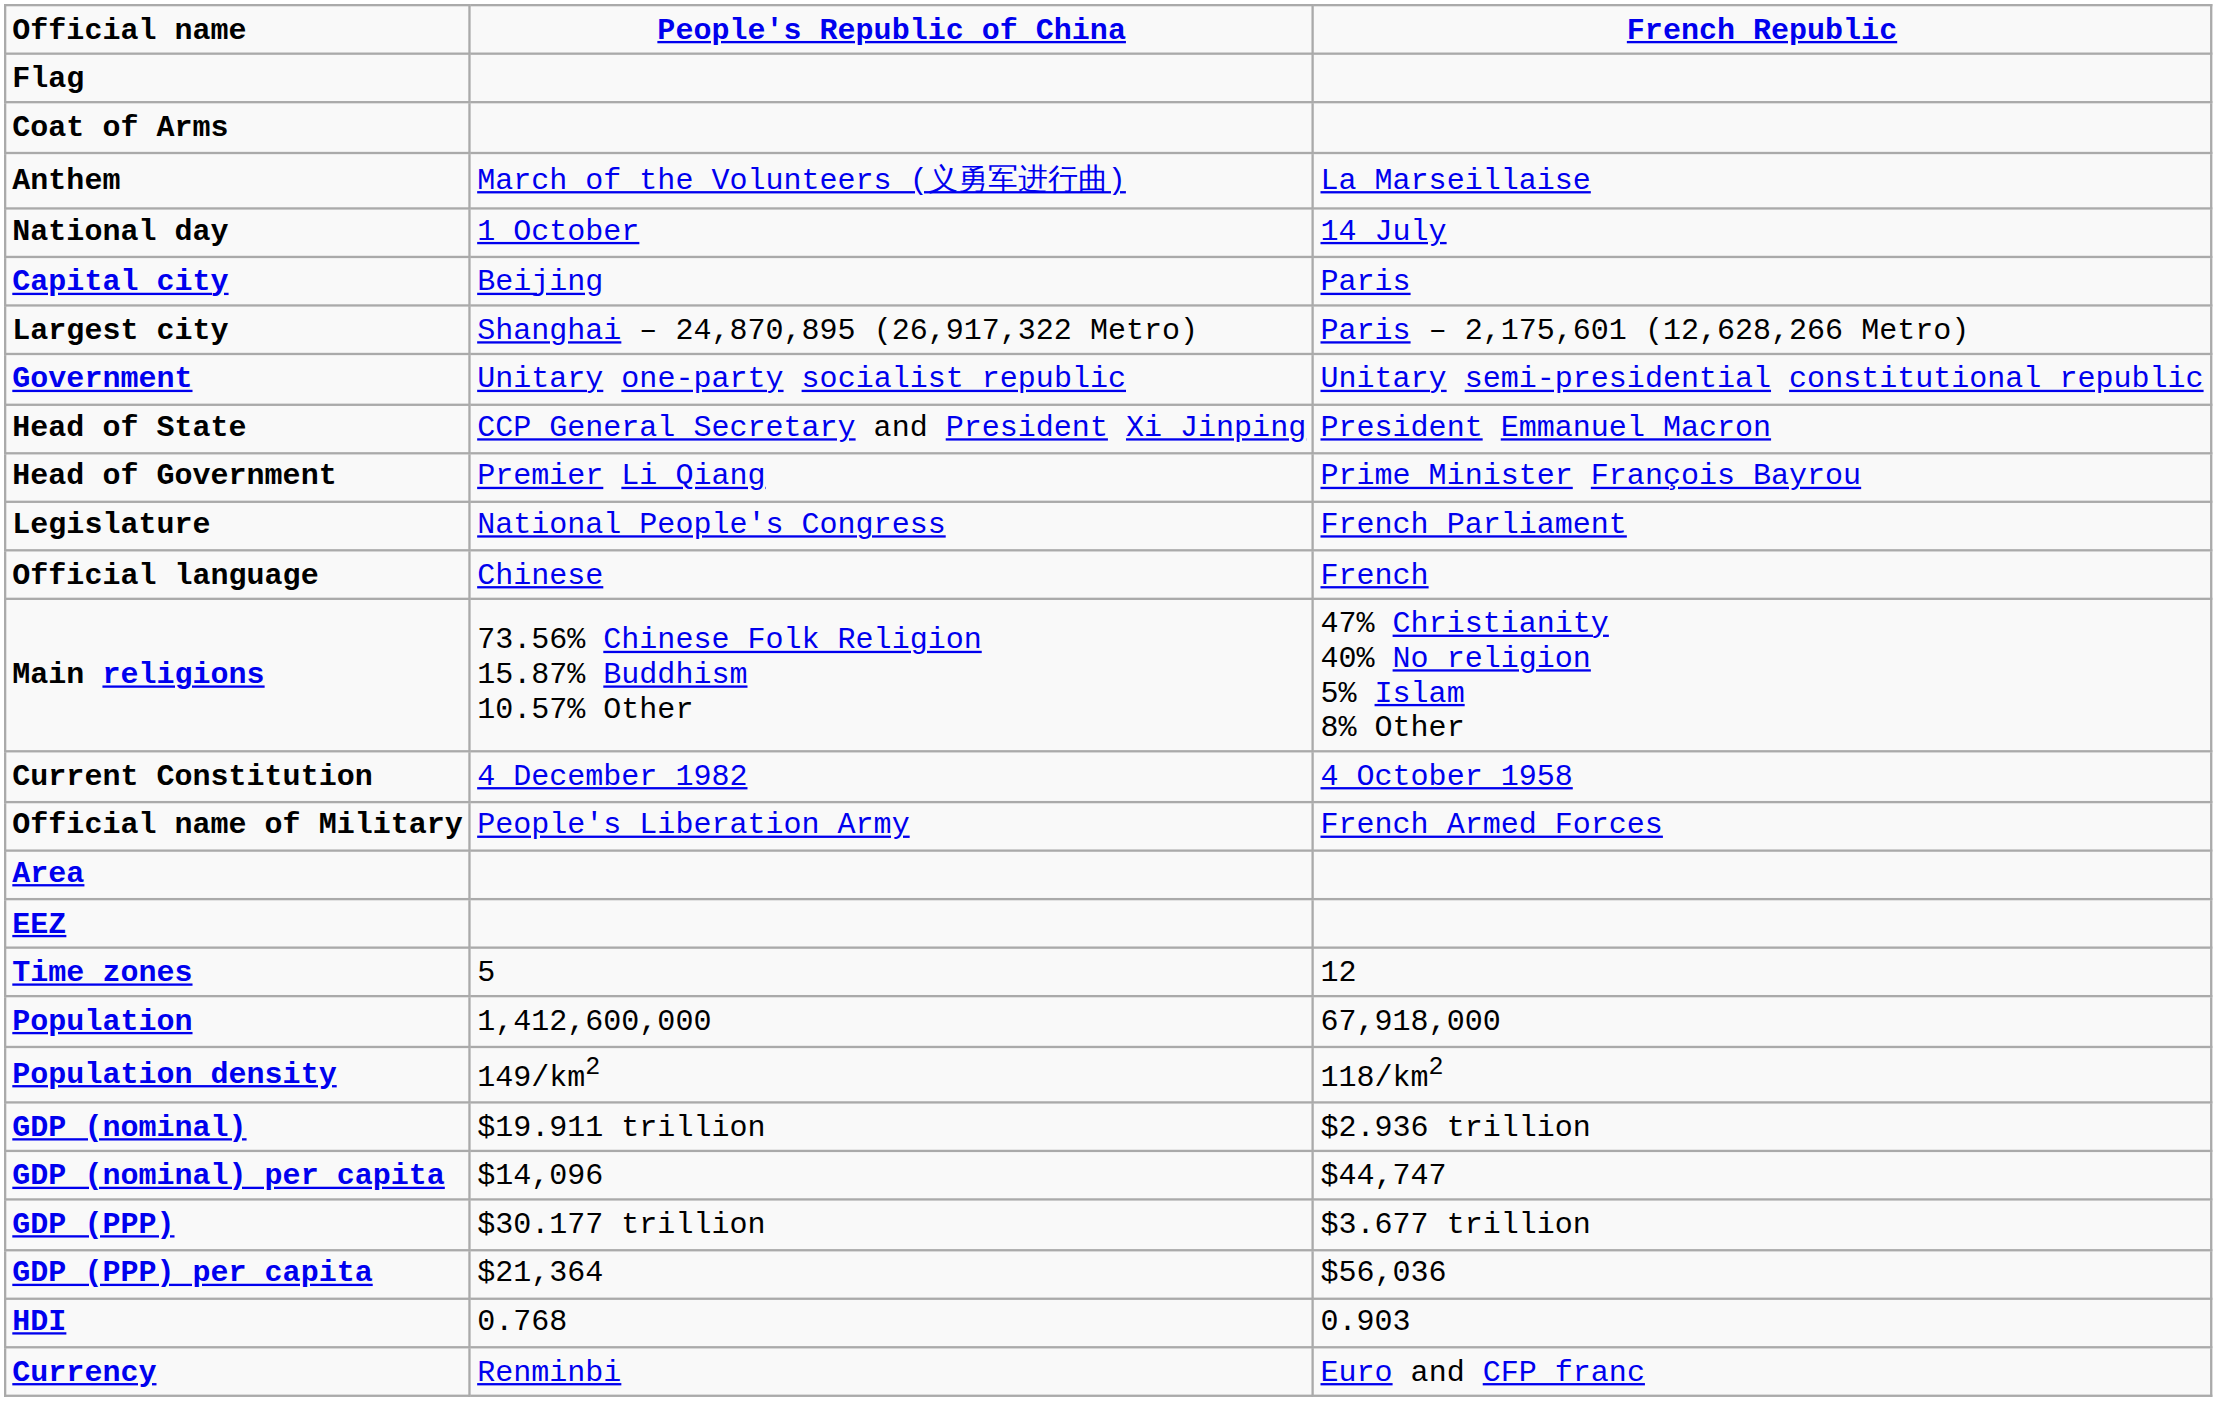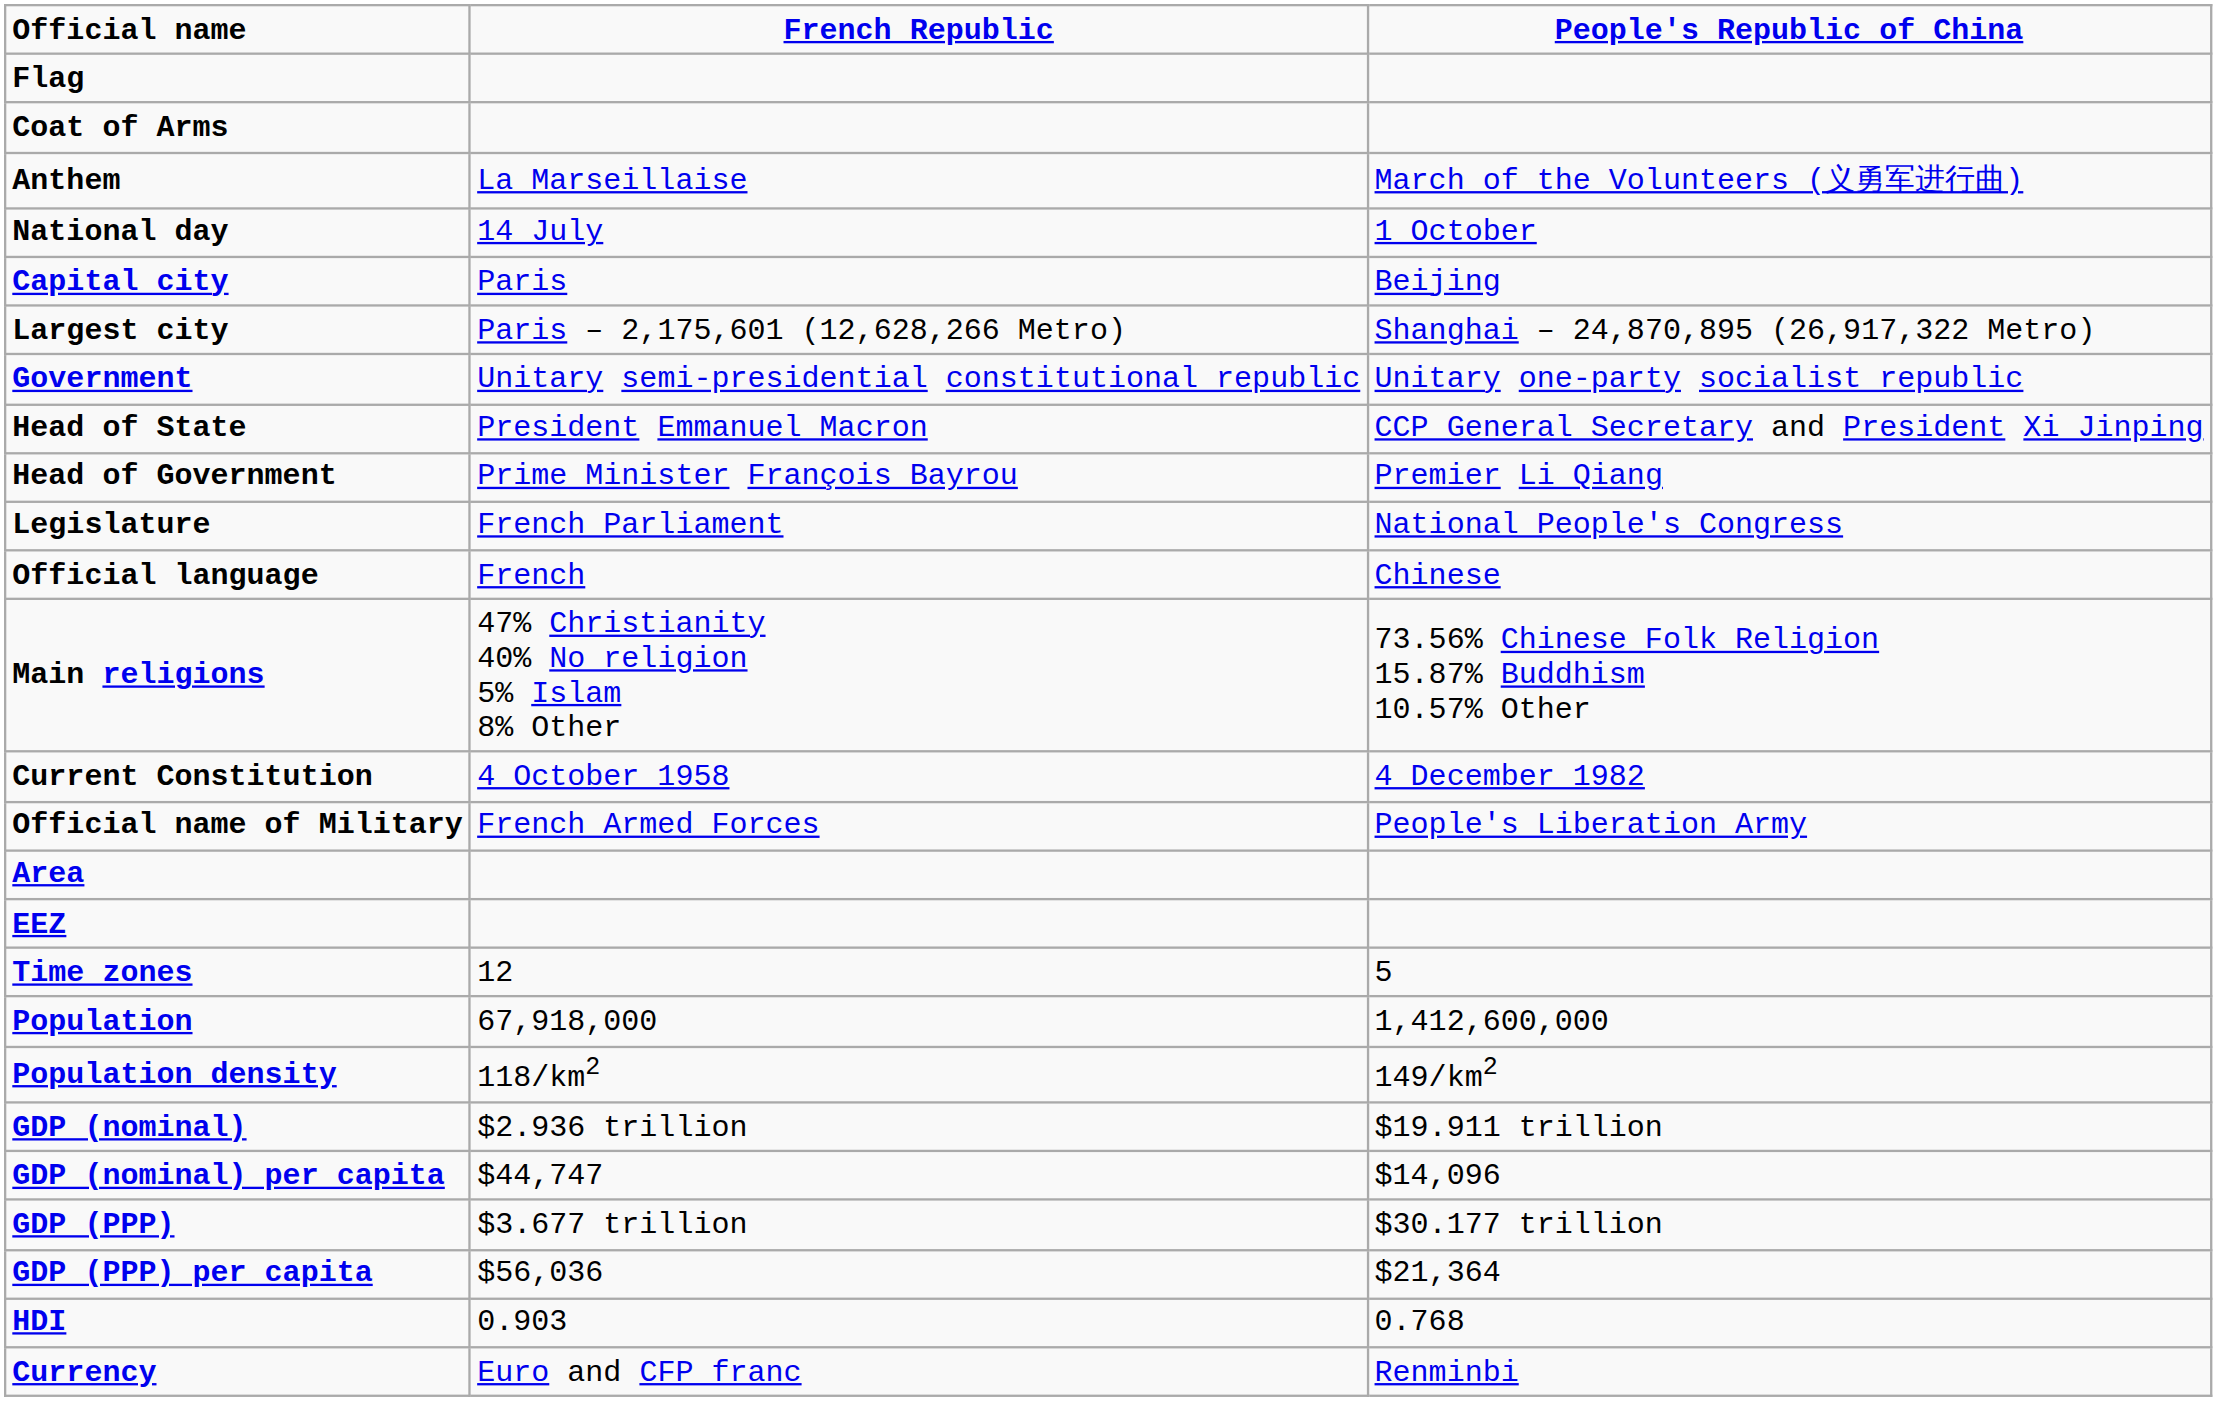columns swapped: (892, 30) <-> (1762, 30)
